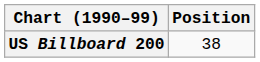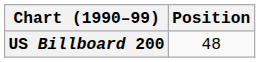(211, 44) 38 -> (211, 44) 48
